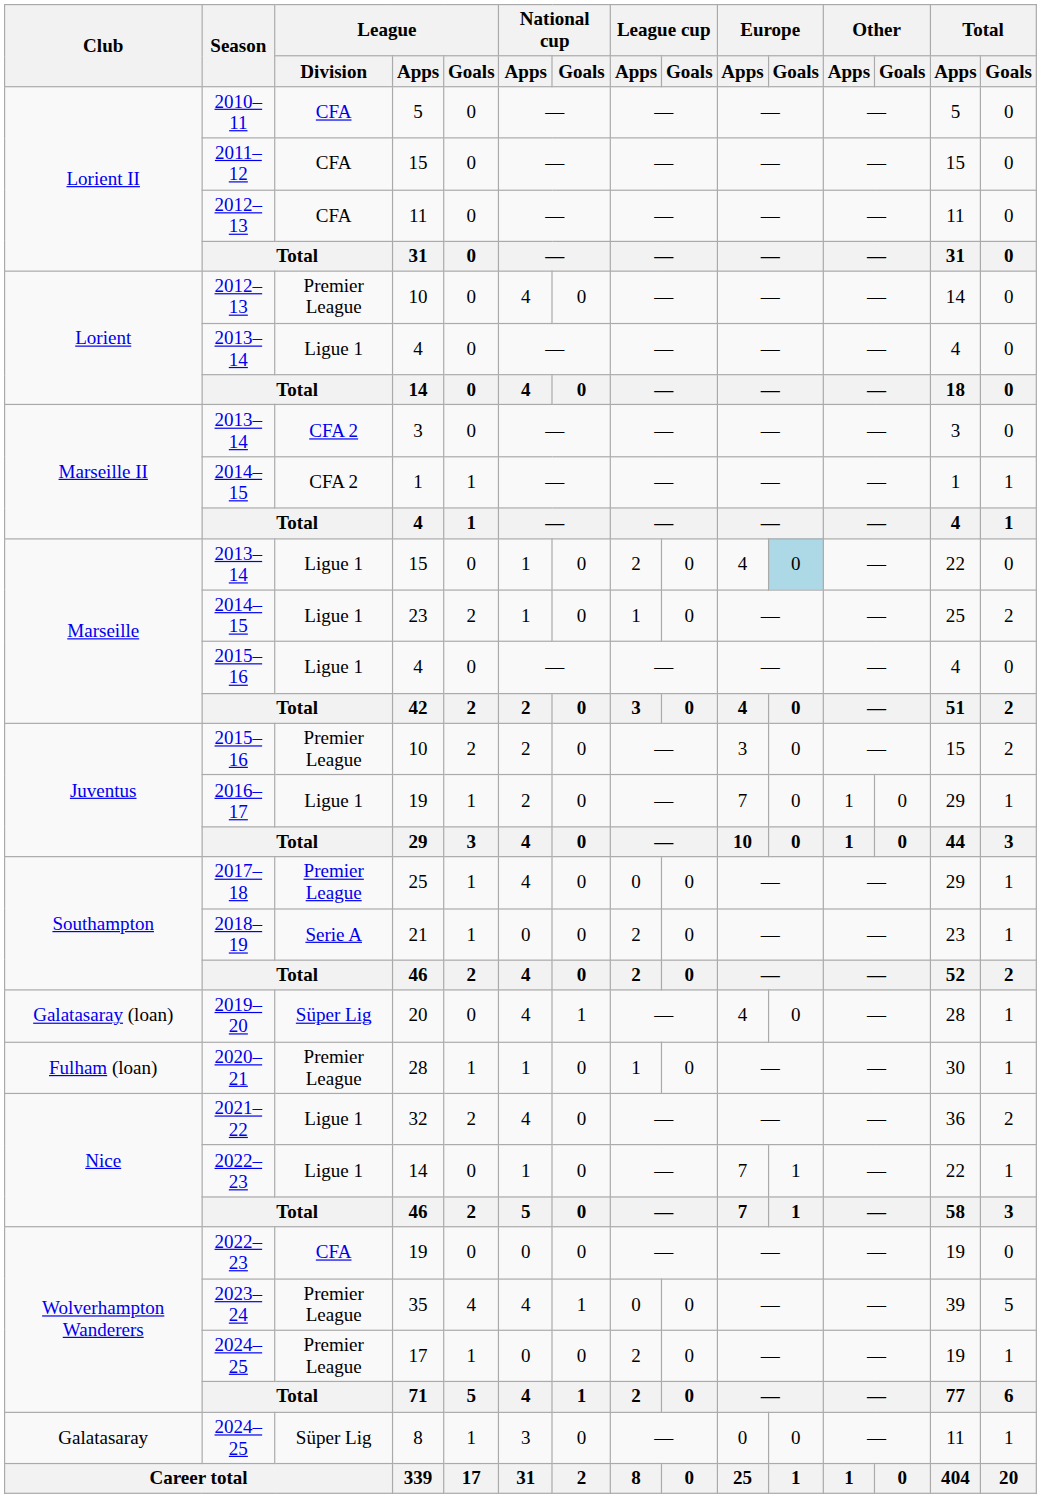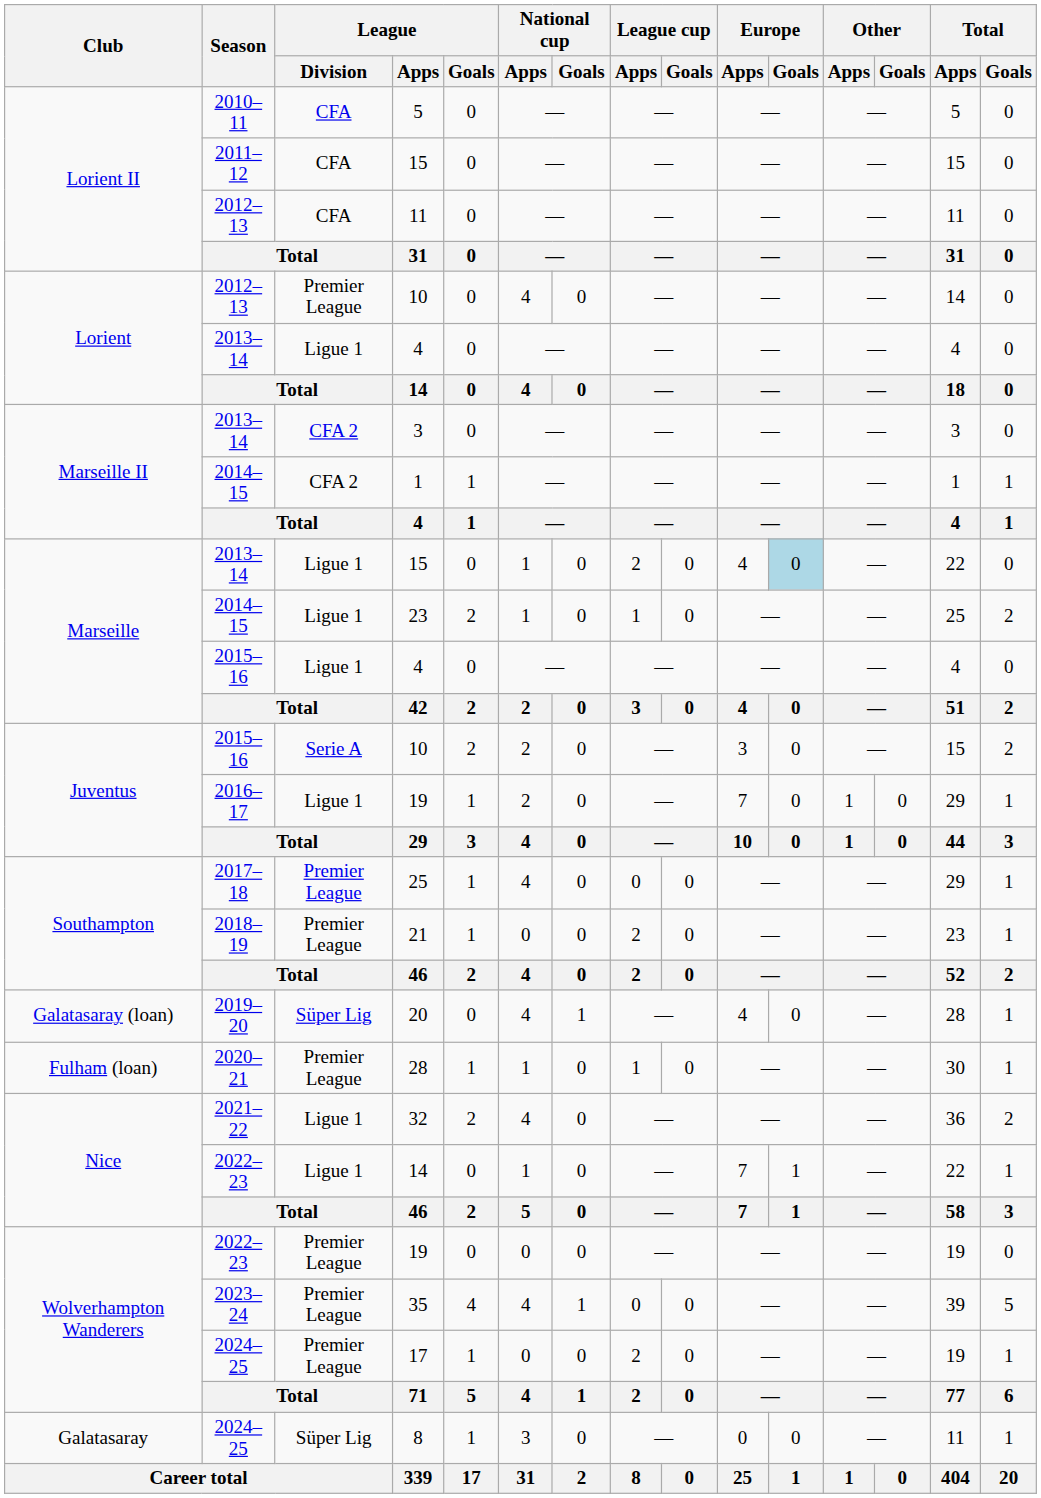(334, 749) Premier League -> (334, 749) Serie A
(334, 934) Serie A -> (334, 934) Premier League
(334, 1252) CFA -> (334, 1252) Premier League
